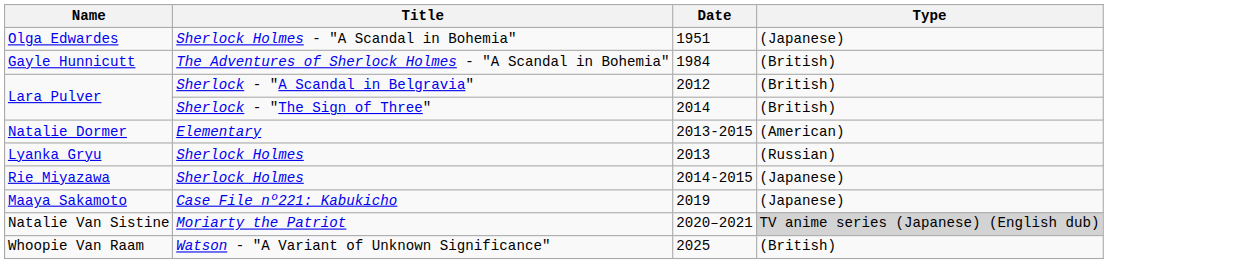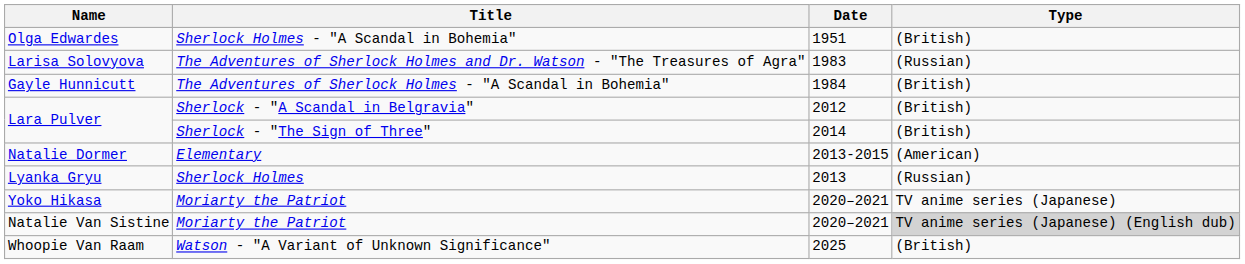(802, 39) (Japanese) -> (934, 39) (British)
+ row: (76, 62)
- row: (59, 178)
- row: (67, 201)
+ row: (55, 201)
